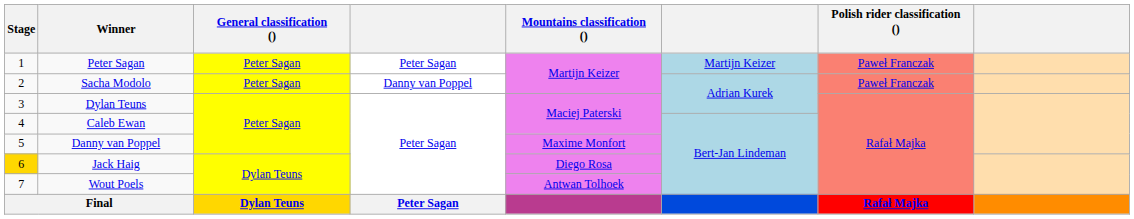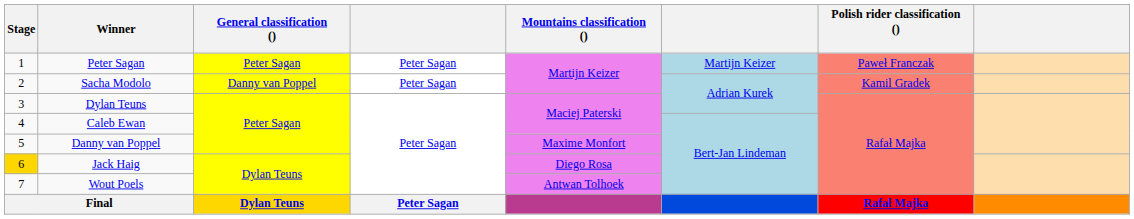(272, 83) Peter Sagan -> (272, 83) Danny van Poppel
(428, 83) Danny van Poppel -> (428, 83) Peter Sagan
(896, 83) Paweł Franczak -> (896, 83) Kamil Gradek
